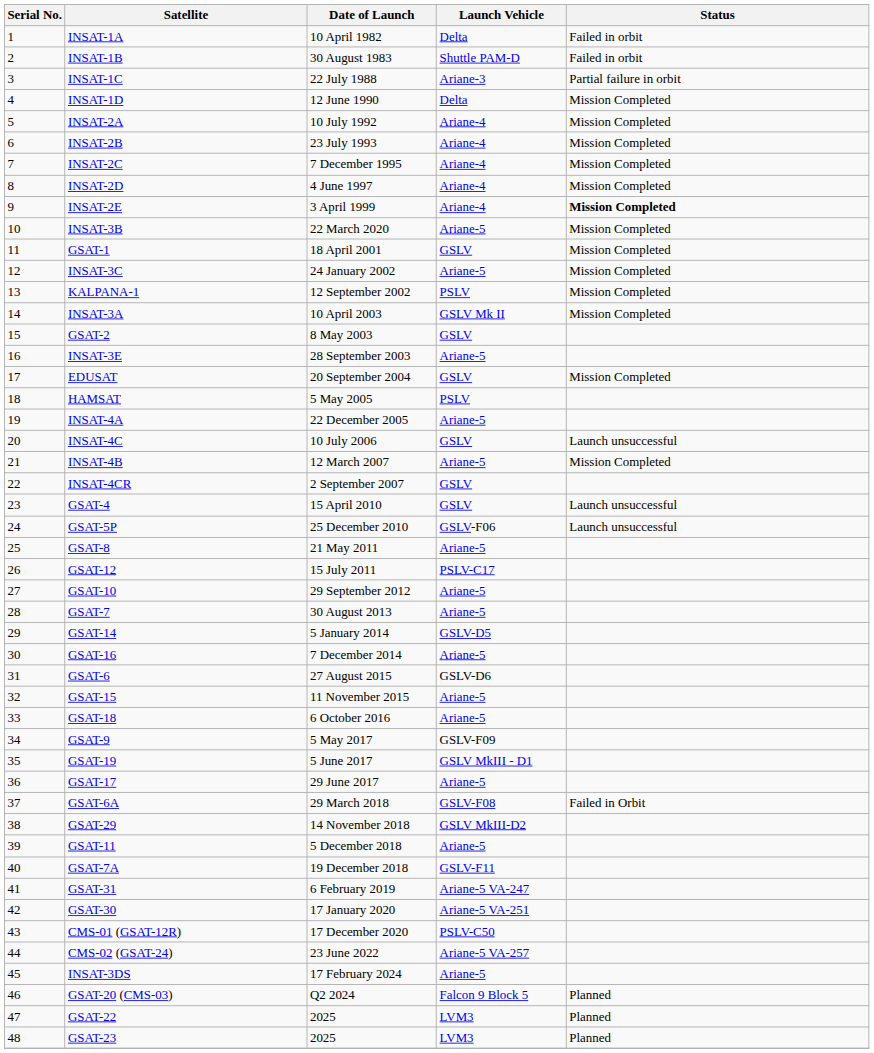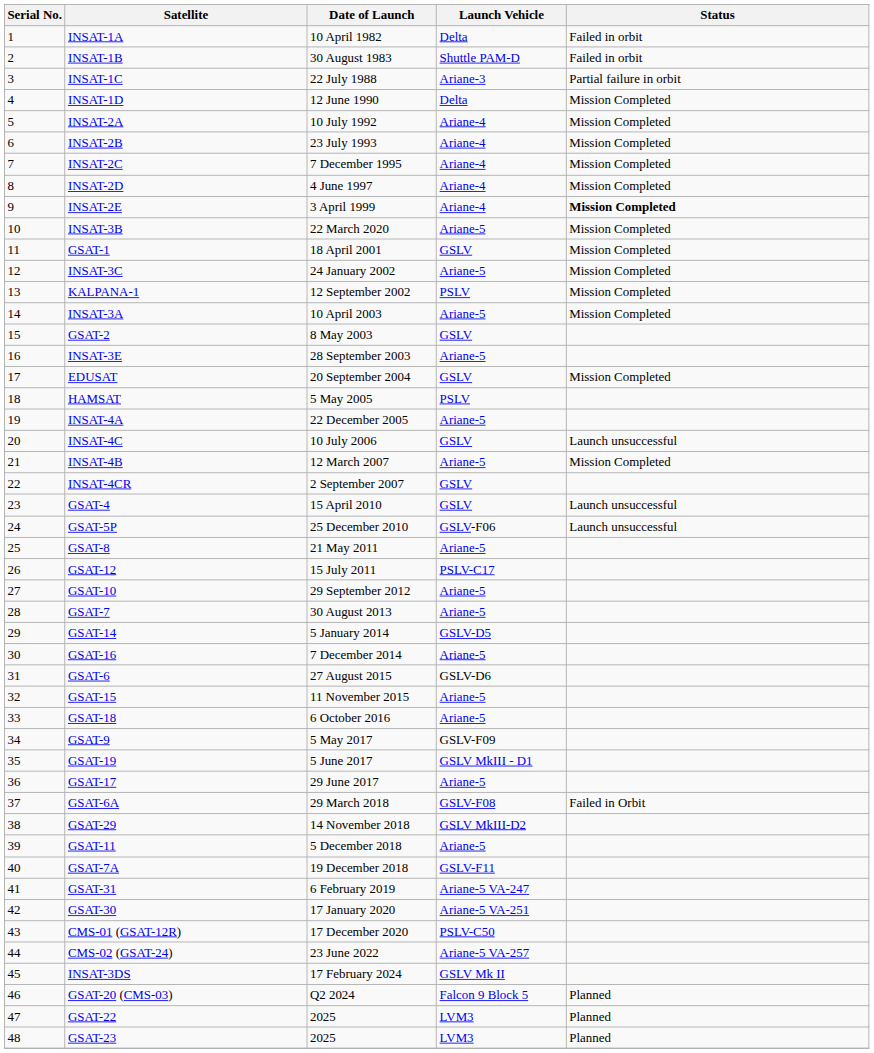(472, 313) GSLV Mk II -> (463, 313) Ariane-5
(463, 973) Ariane-5 -> (472, 973) GSLV Mk II
